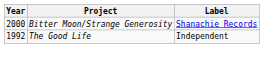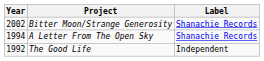(16, 24) 2000 -> (16, 24) 2002
+ row: (91, 37)
